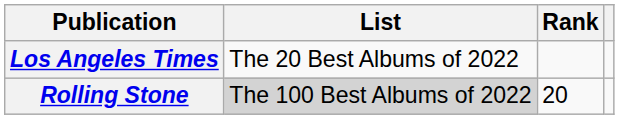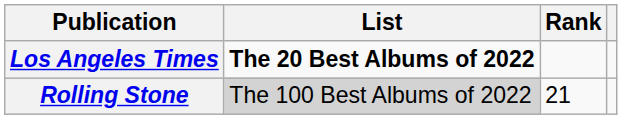(374, 59) normal -> (382, 59) bold
(555, 95) 20 -> (558, 95) 21
